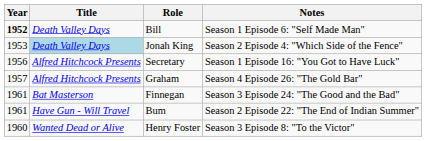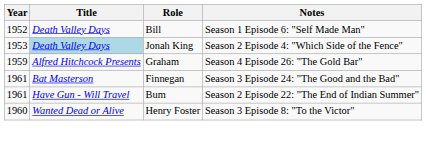(17, 29) bold -> (17, 29) normal
- row: (165, 62)
(17, 78) 1957 -> (17, 62) 1959
